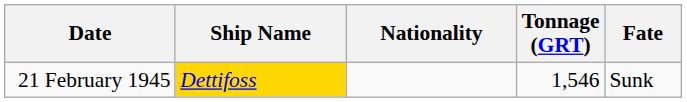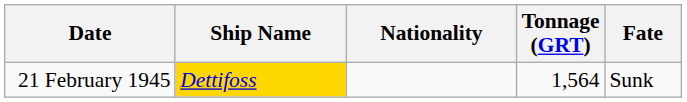(575, 79) 1,546 -> (575, 79) 1,564
